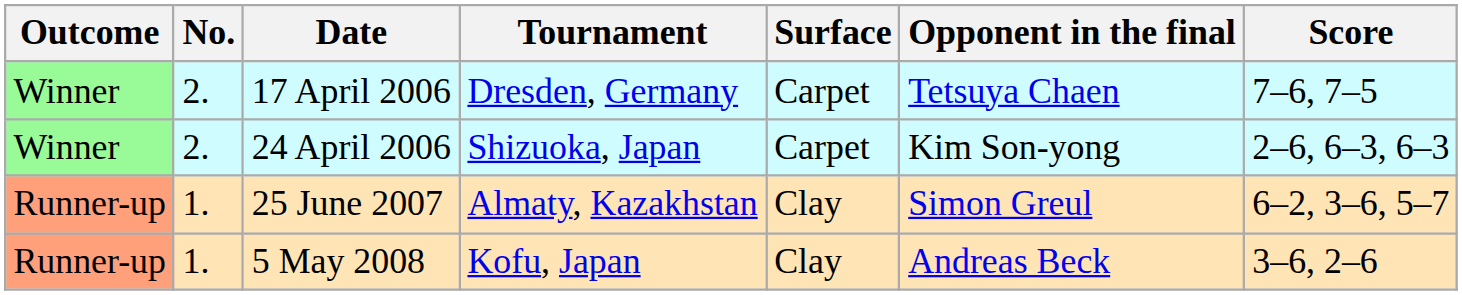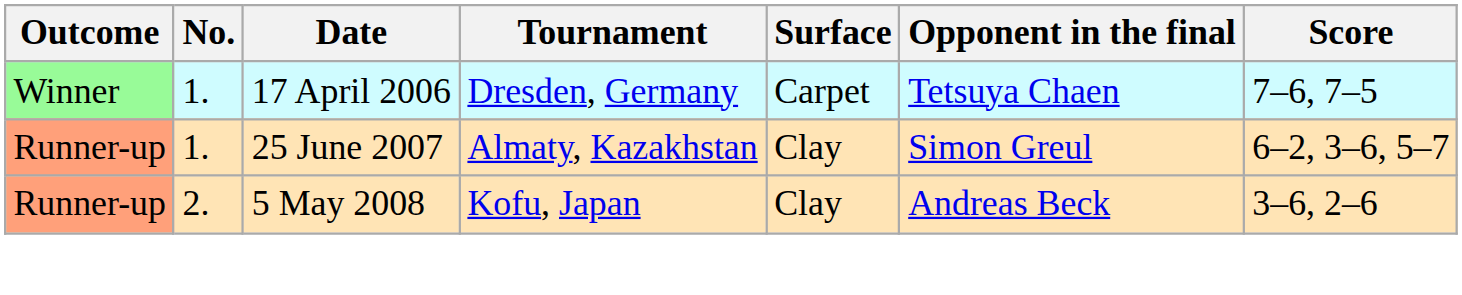(196, 89) 2. -> (196, 89) 1.
- row: (351, 146)
(196, 260) 1. -> (196, 203) 2.
